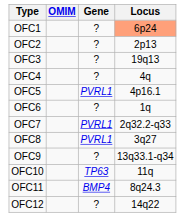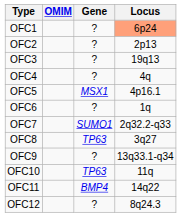(96, 92) PVRL1 -> (94, 92) MSX1
(96, 124) PVRL1 -> (94, 124) SUMO1
(96, 140) PVRL1 -> (94, 140) TP63
(145, 188) 8q24.3 -> (145, 188) 14q22
(145, 204) 14q22 -> (145, 204) 8q24.3
